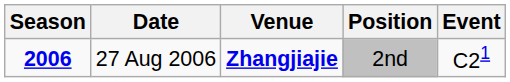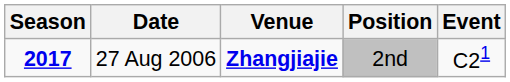(48, 58) 2006 -> (48, 58) 2017
